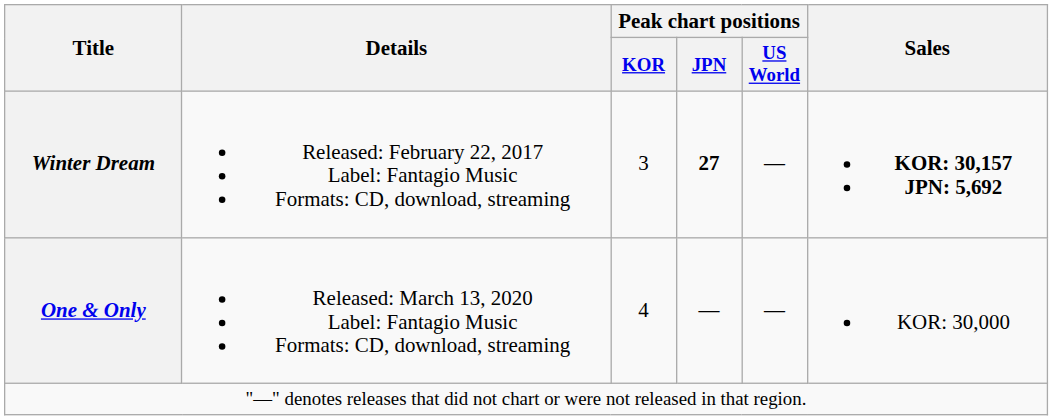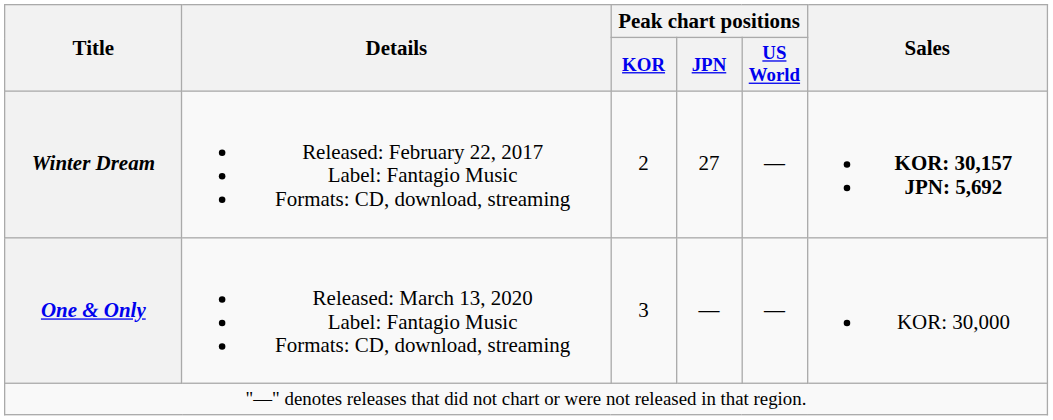(644, 164) 3 -> (644, 164) 2
(709, 164) bold -> (709, 164) normal
(644, 309) 4 -> (644, 309) 3
